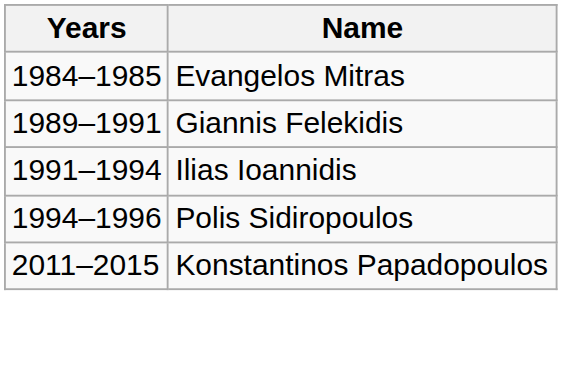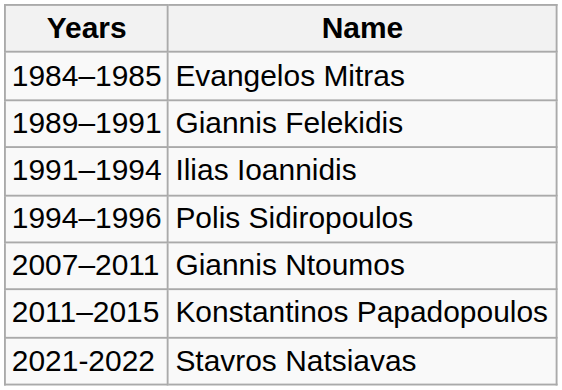+ row: (290, 265)
+ row: (296, 360)
